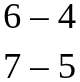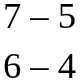rows swapped: (40, 66) <-> (40, 15)
